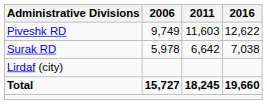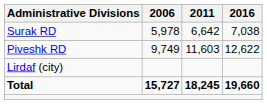rows swapped: (37, 31) <-> (32, 49)
